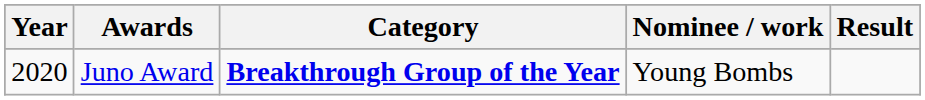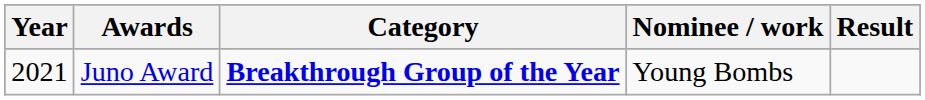(40, 71) 2020 -> (40, 71) 2021
